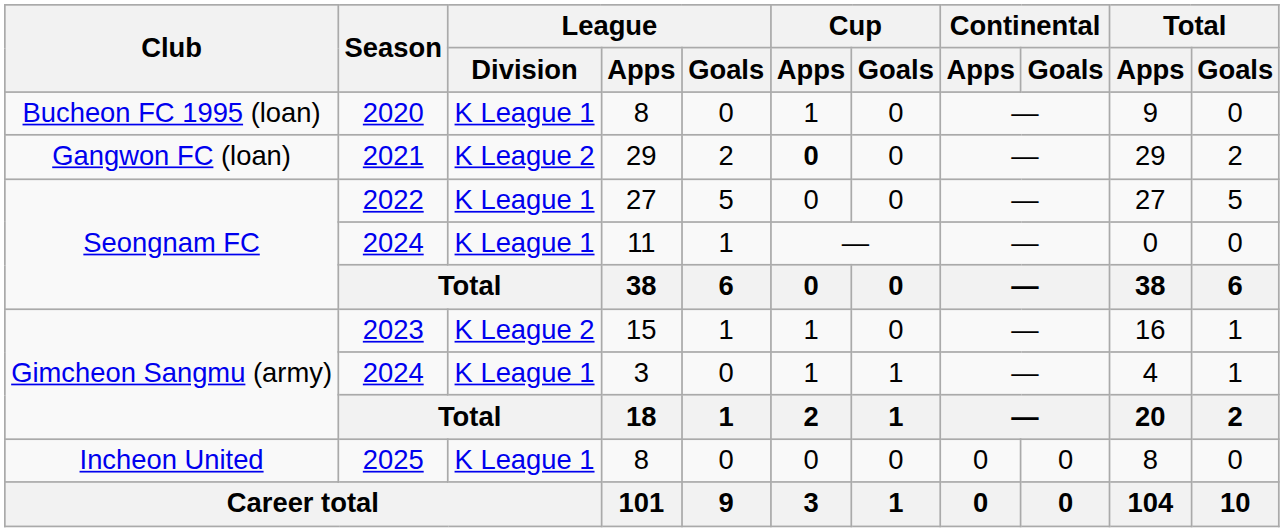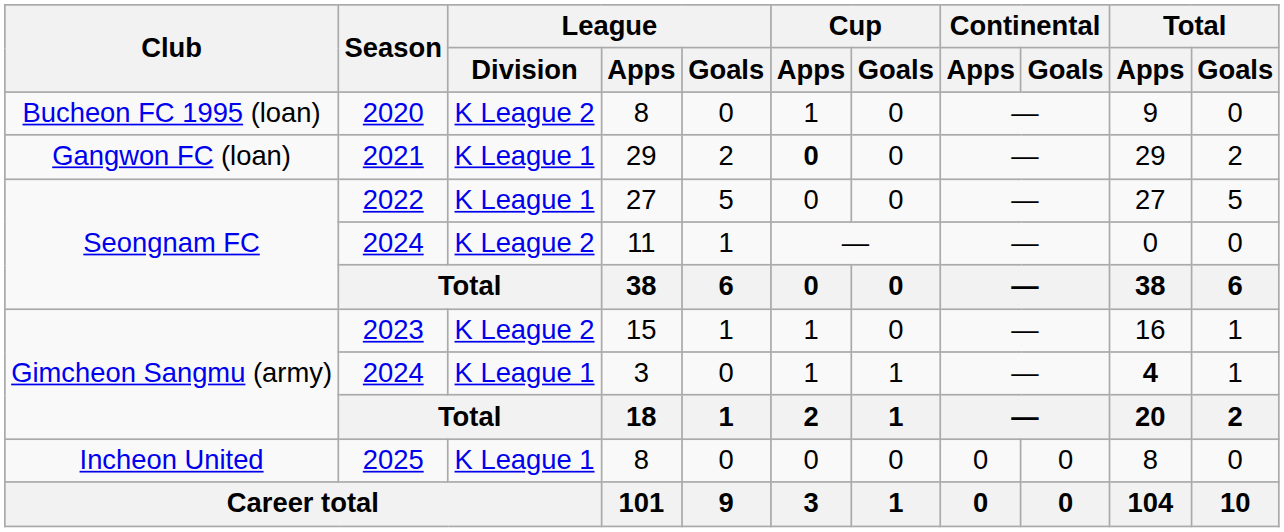(525, 112) K League 1 -> (525, 112) K League 2
(525, 156) K League 2 -> (525, 156) K League 1
(525, 243) K League 1 -> (525, 243) K League 2
(1150, 373) normal -> (1150, 373) bold
